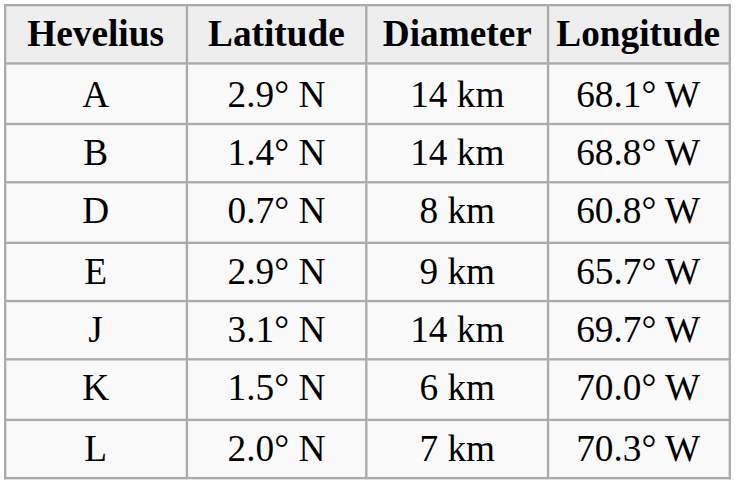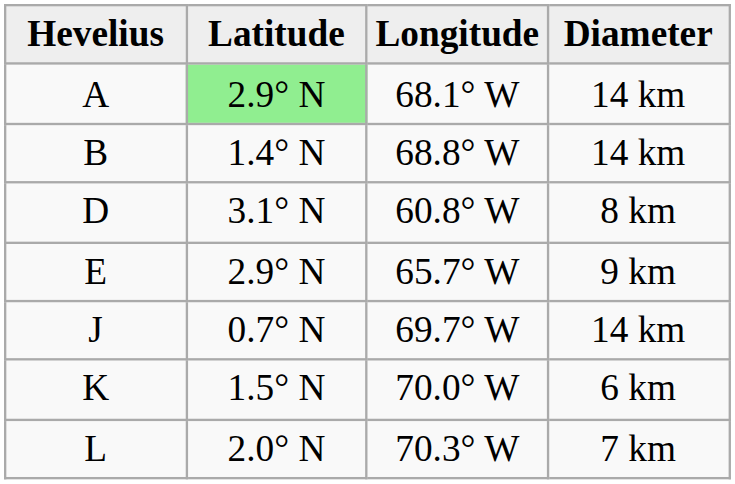columns swapped: (638, 34) <-> (457, 34)
(276, 93) no background -> (276, 93) lightgreen background
(276, 211) 0.7° N -> (276, 211) 3.1° N
(276, 329) 3.1° N -> (276, 329) 0.7° N
